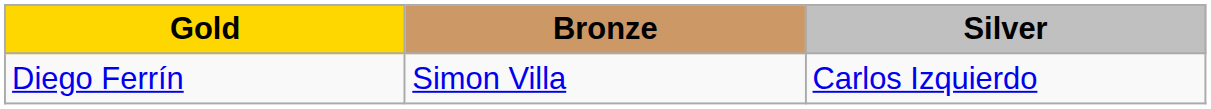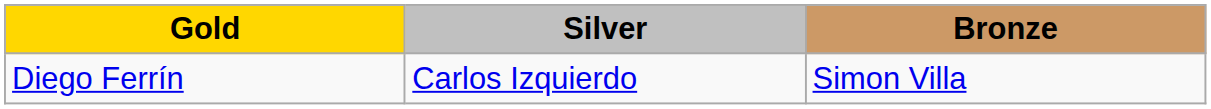columns swapped: (1006, 28) <-> (605, 28)
